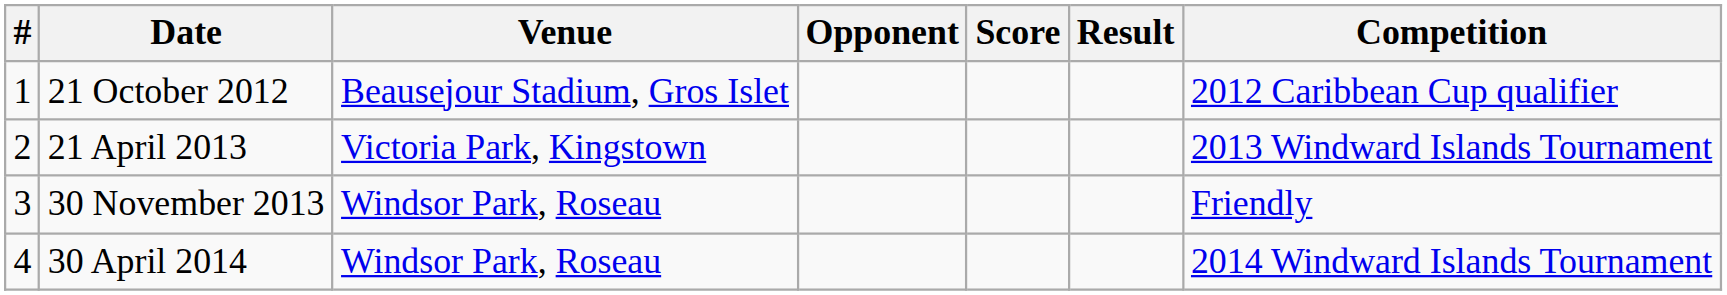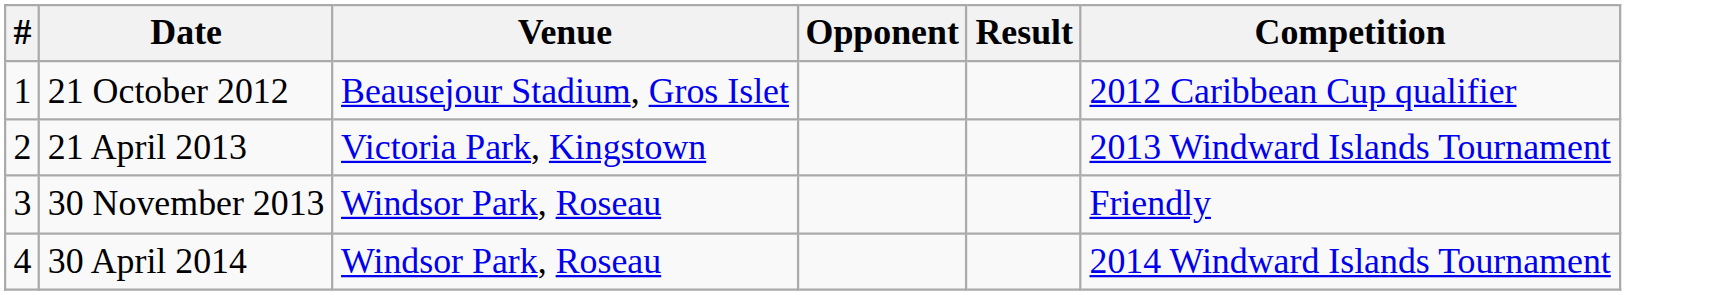- column: (1018, 32)
